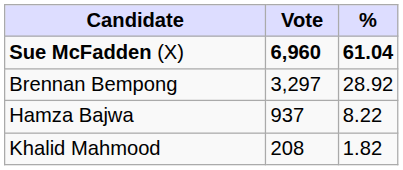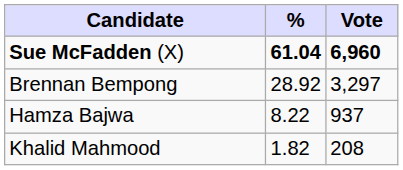columns swapped: (302, 20) <-> (368, 20)
